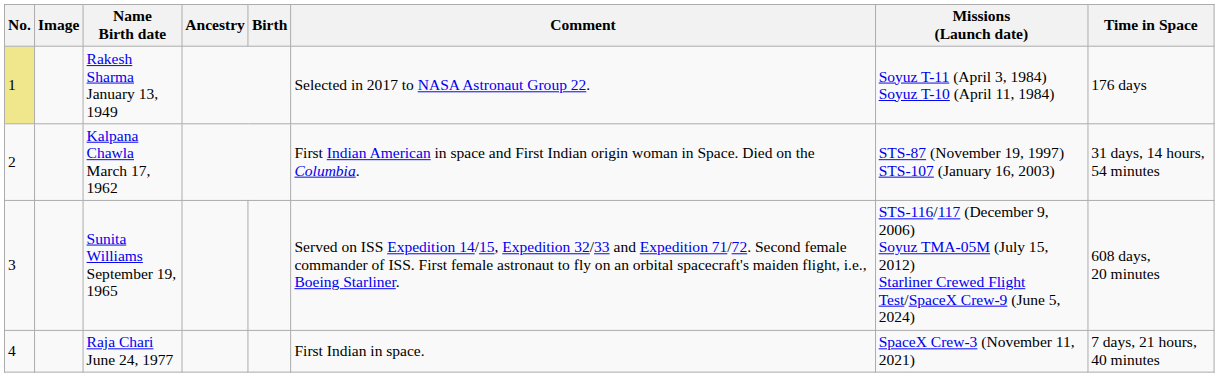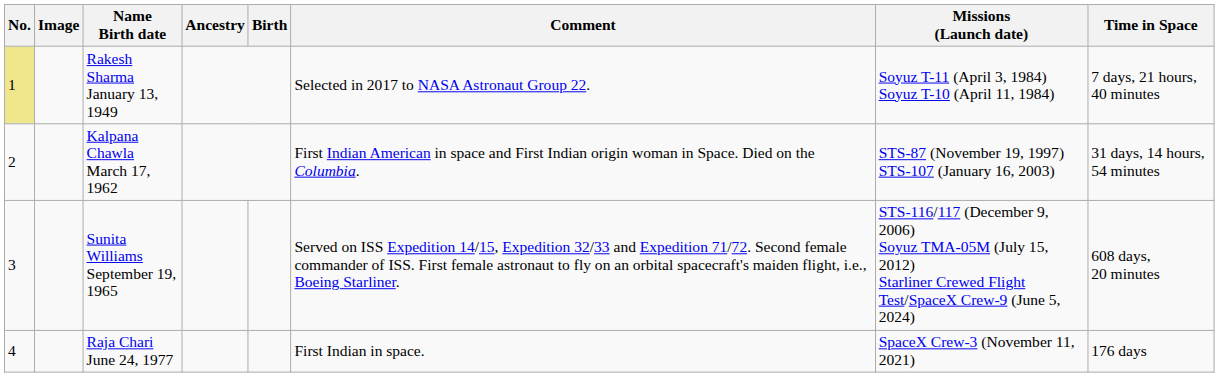(1119, 85) 176 days -> (1144, 85) 7 days, 21 hours, 40 minutes
(1144, 350) 7 days, 21 hours, 40 minutes -> (1119, 350) 176 days
